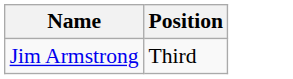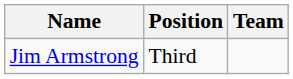+ column: (258, 21)
